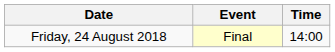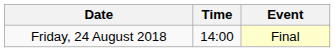columns swapped: (306, 15) <-> (238, 15)
